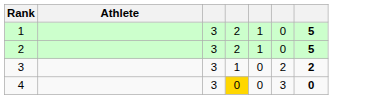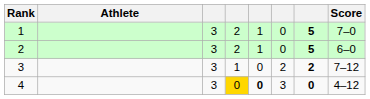+ column: (346, 13)
(260, 85) normal -> (260, 85) bold
